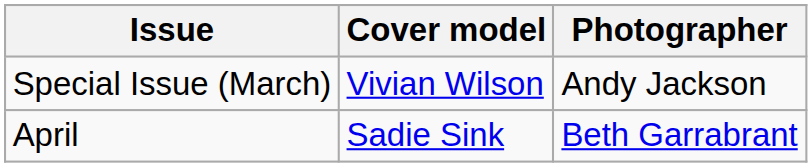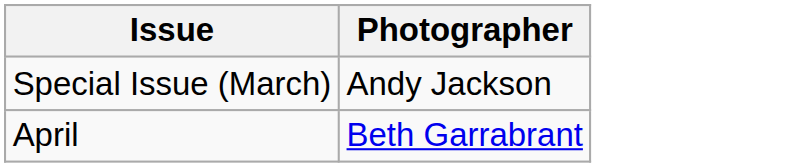- column: (446, 30)
